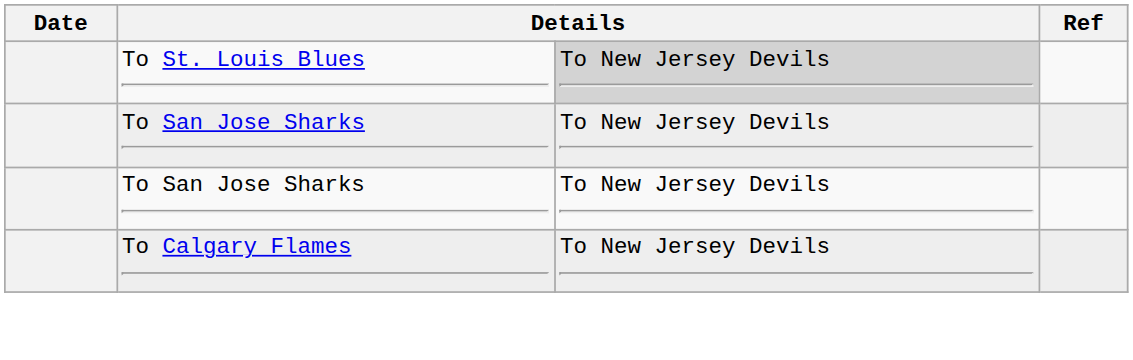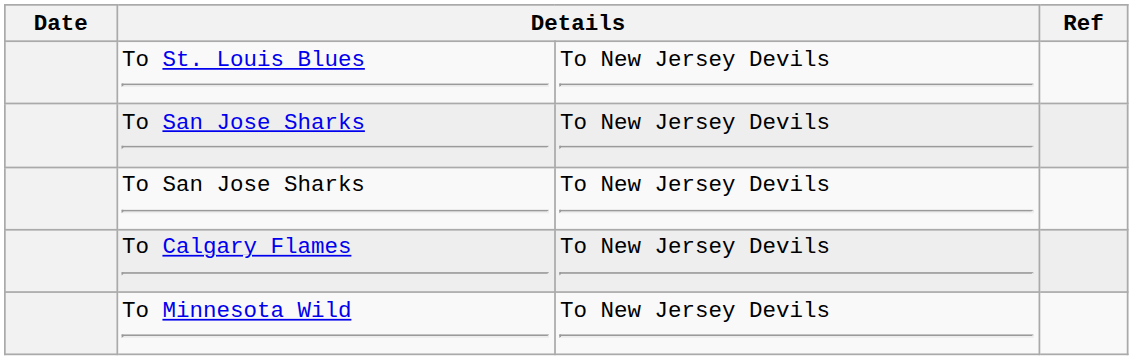(797, 67) lightgrey background -> (797, 67) no background
+ row: (61, 323)
